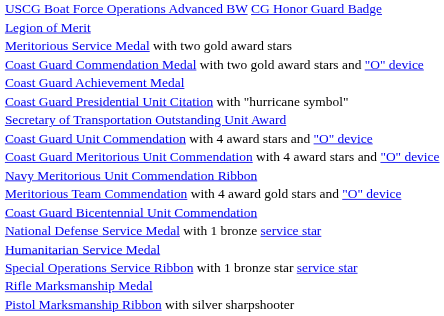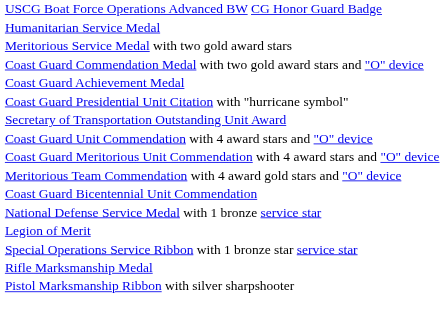rows swapped: (48, 27) <-> (83, 249)
- row: (131, 175)
